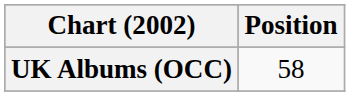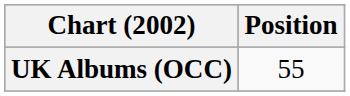(291, 68) 58 -> (291, 68) 55
